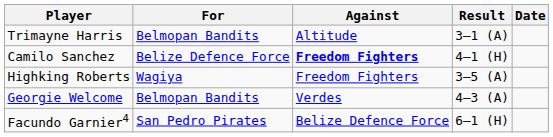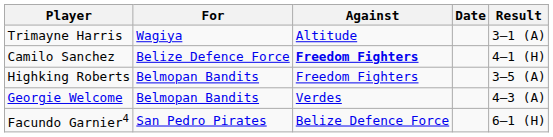columns swapped: (482, 15) <-> (530, 15)
(198, 36) Belmopan Bandits -> (159, 36) Wagiya
(159, 77) Wagiya -> (198, 77) Belmopan Bandits
